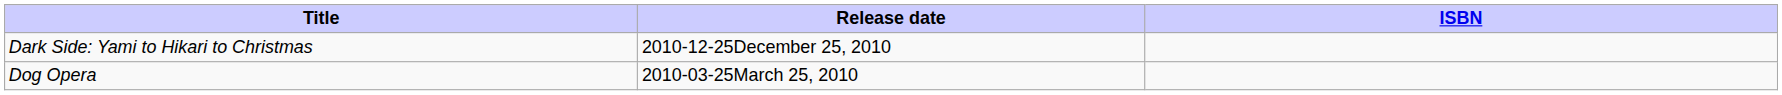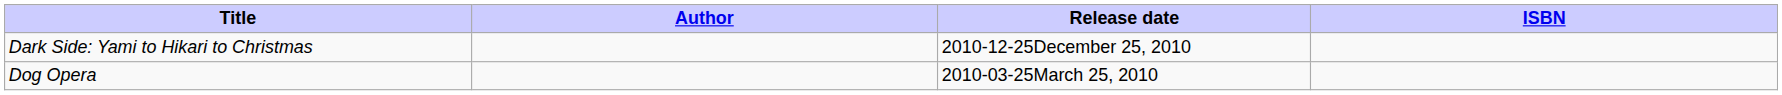+ column: (704, 18)
